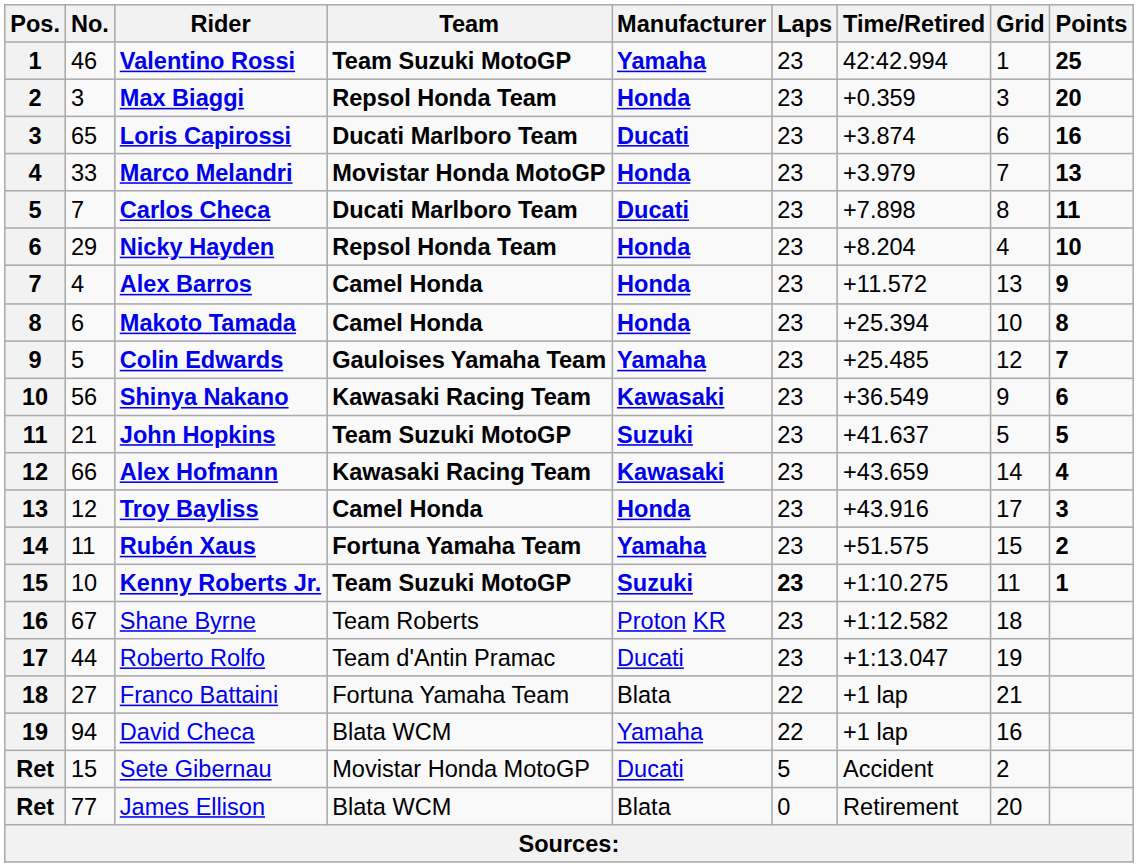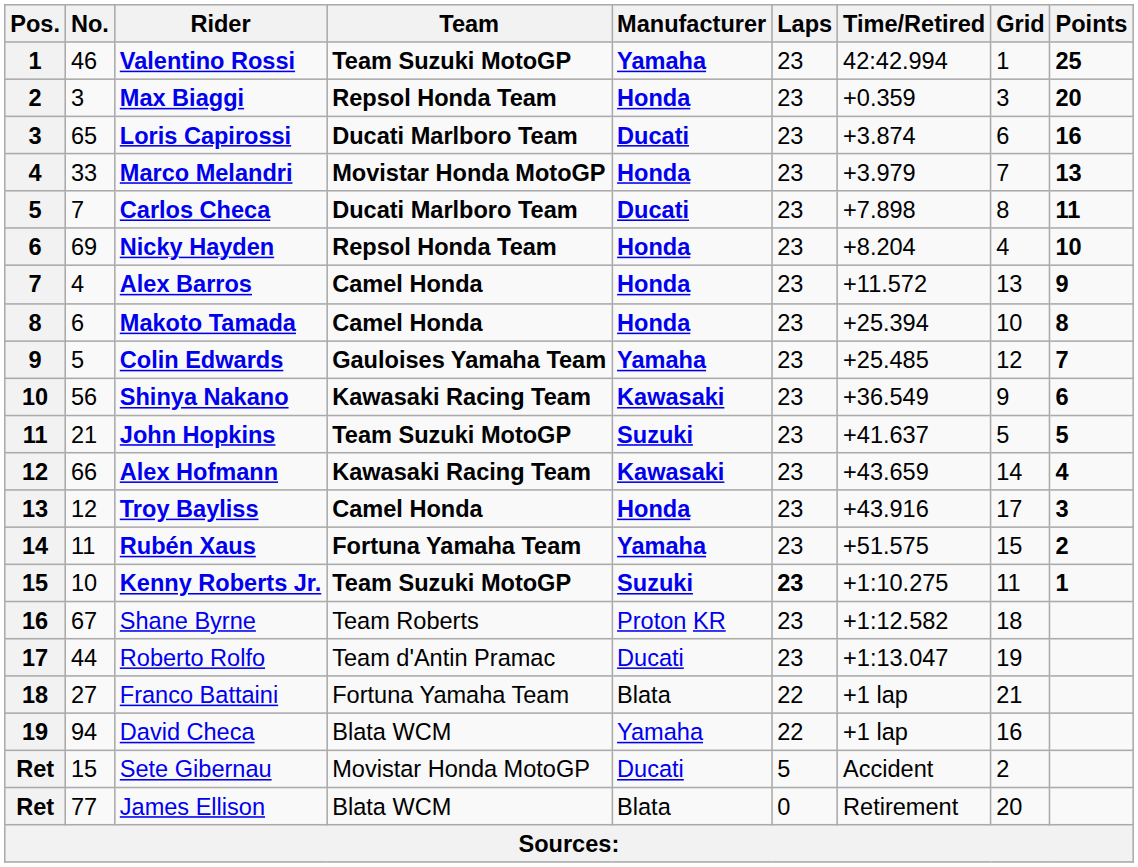(84, 247) 29 -> (84, 247) 69
